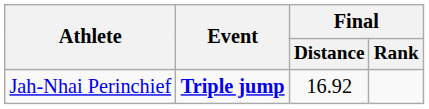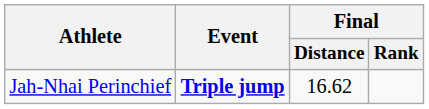(329, 86) 16.92 -> (329, 86) 16.62
